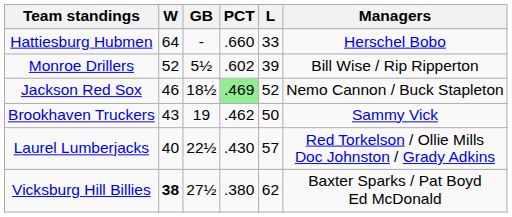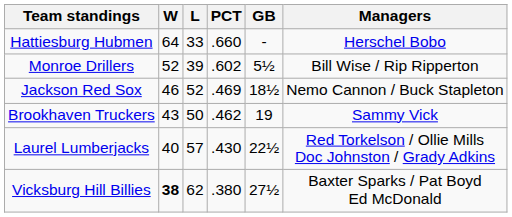columns swapped: (270, 16) <-> (201, 16)
(239, 90) lightgreen background -> (226, 90) no background
